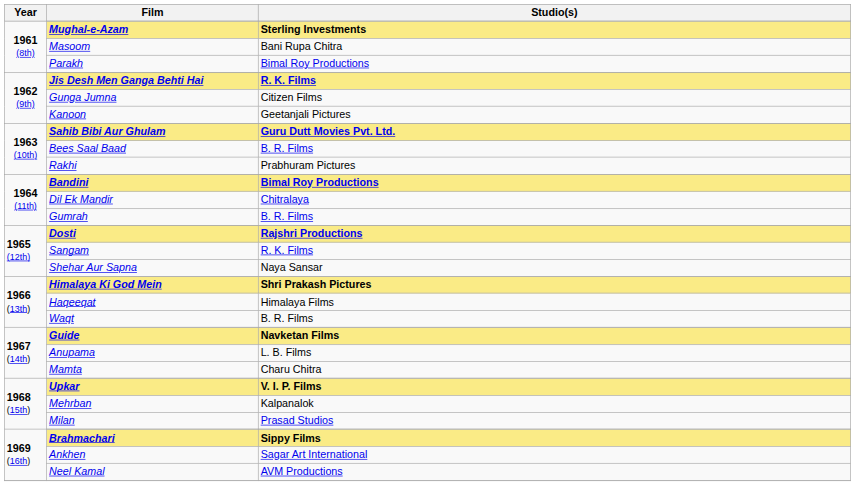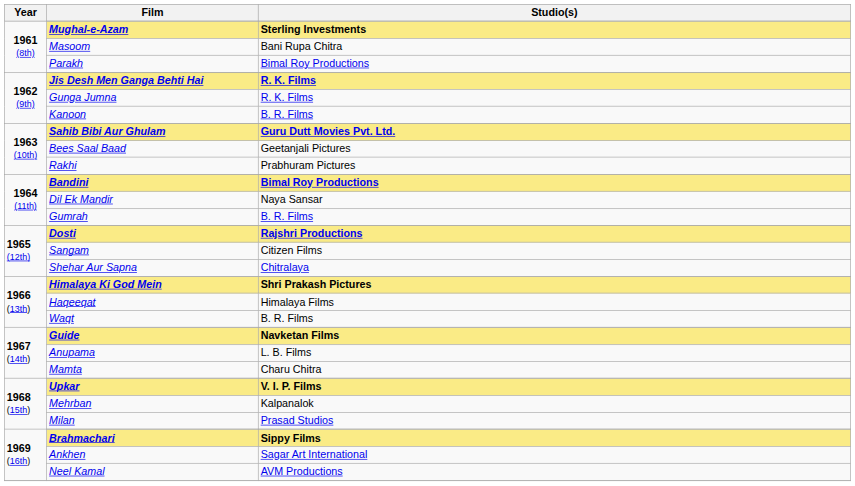(291, 98) Citizen Films -> (287, 98) R. K. Films
(306, 115) Geetanjali Pictures -> (287, 115) B. R. Films
(287, 149) B. R. Films -> (306, 149) Geetanjali Pictures
(285, 200) Chitralaya -> (292, 200) Naya Sansar
(287, 251) R. K. Films -> (291, 251) Citizen Films
(292, 268) Naya Sansar -> (285, 268) Chitralaya
